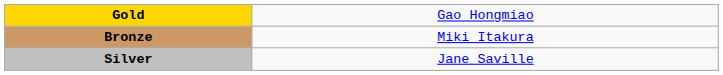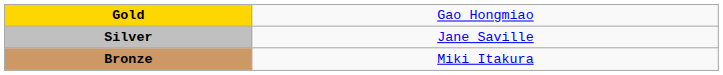rows swapped: (128, 59) <-> (128, 37)
